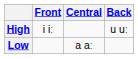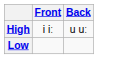- column: (84, 12)
